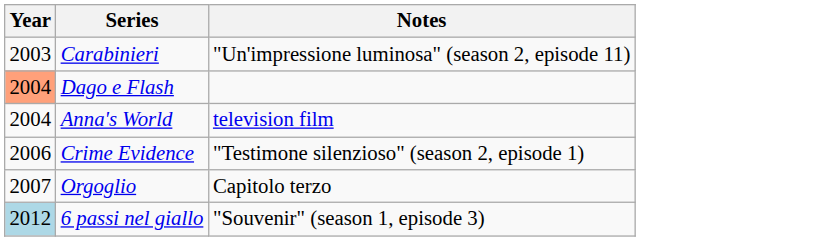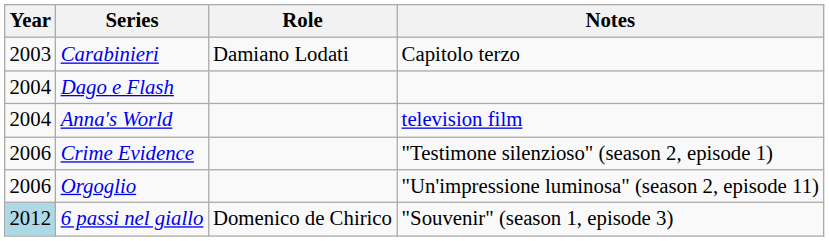+ column: (302, 20)
(422, 53) "Un'impressione luminosa" (season 2, episode 11) -> (461, 53) Capitolo terzo
(30, 86) lightsalmon background -> (30, 86) no background
(30, 185) 2007 -> (30, 185) 2006
(272, 185) Capitolo terzo -> (610, 185) "Un'impressione luminosa" (season 2, episode 11)
